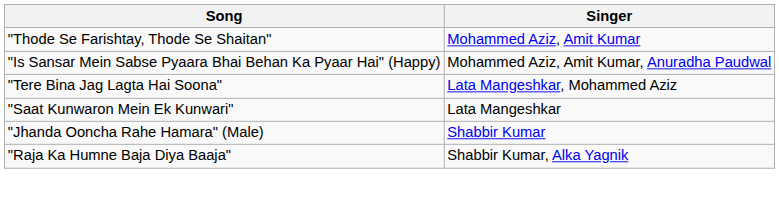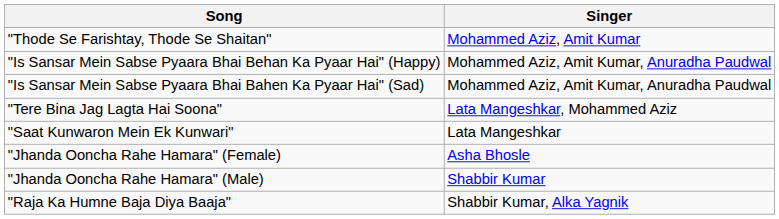+ row: (216, 86)
+ row: (144, 156)
